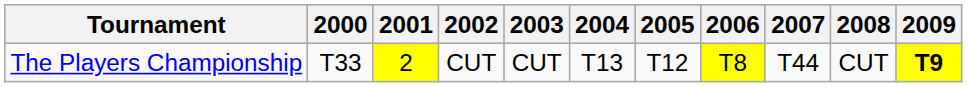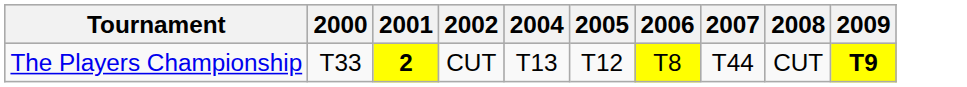- column: (537, 24)
(406, 63) normal -> (406, 63) bold
